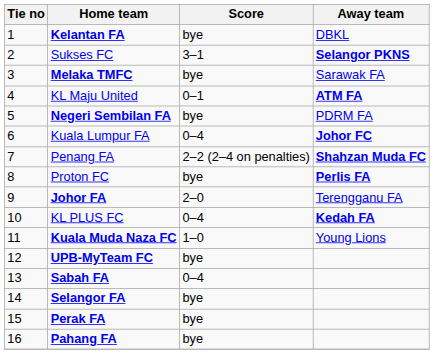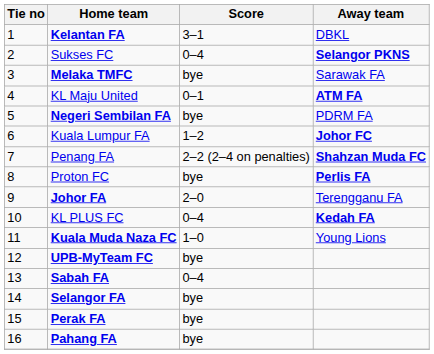(193, 34) bye -> (193, 34) 3–1
(193, 55) 3–1 -> (193, 55) 0–4
(193, 136) 0–4 -> (193, 136) 1–2
